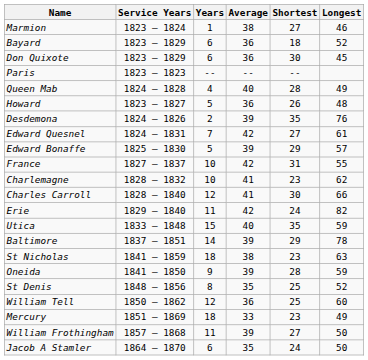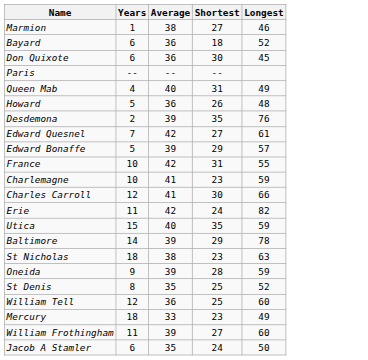- column: (155, 12)
(295, 88) 28 -> (217, 88) 31
(342, 180) 62 -> (264, 180) 59
(342, 332) 50 -> (264, 332) 60
